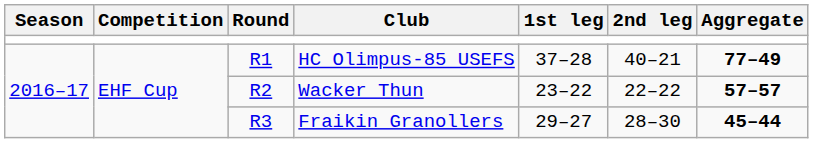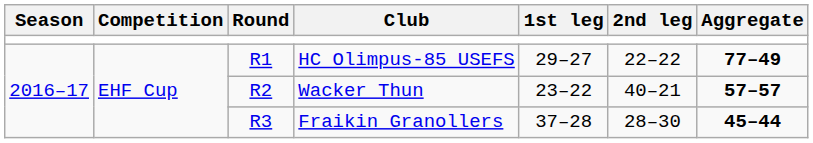(564, 60) 37–28 -> (564, 60) 29–27
(652, 60) 40–21 -> (652, 60) 22–22
(652, 91) 22–22 -> (652, 91) 40–21
(564, 122) 29–27 -> (564, 122) 37–28
